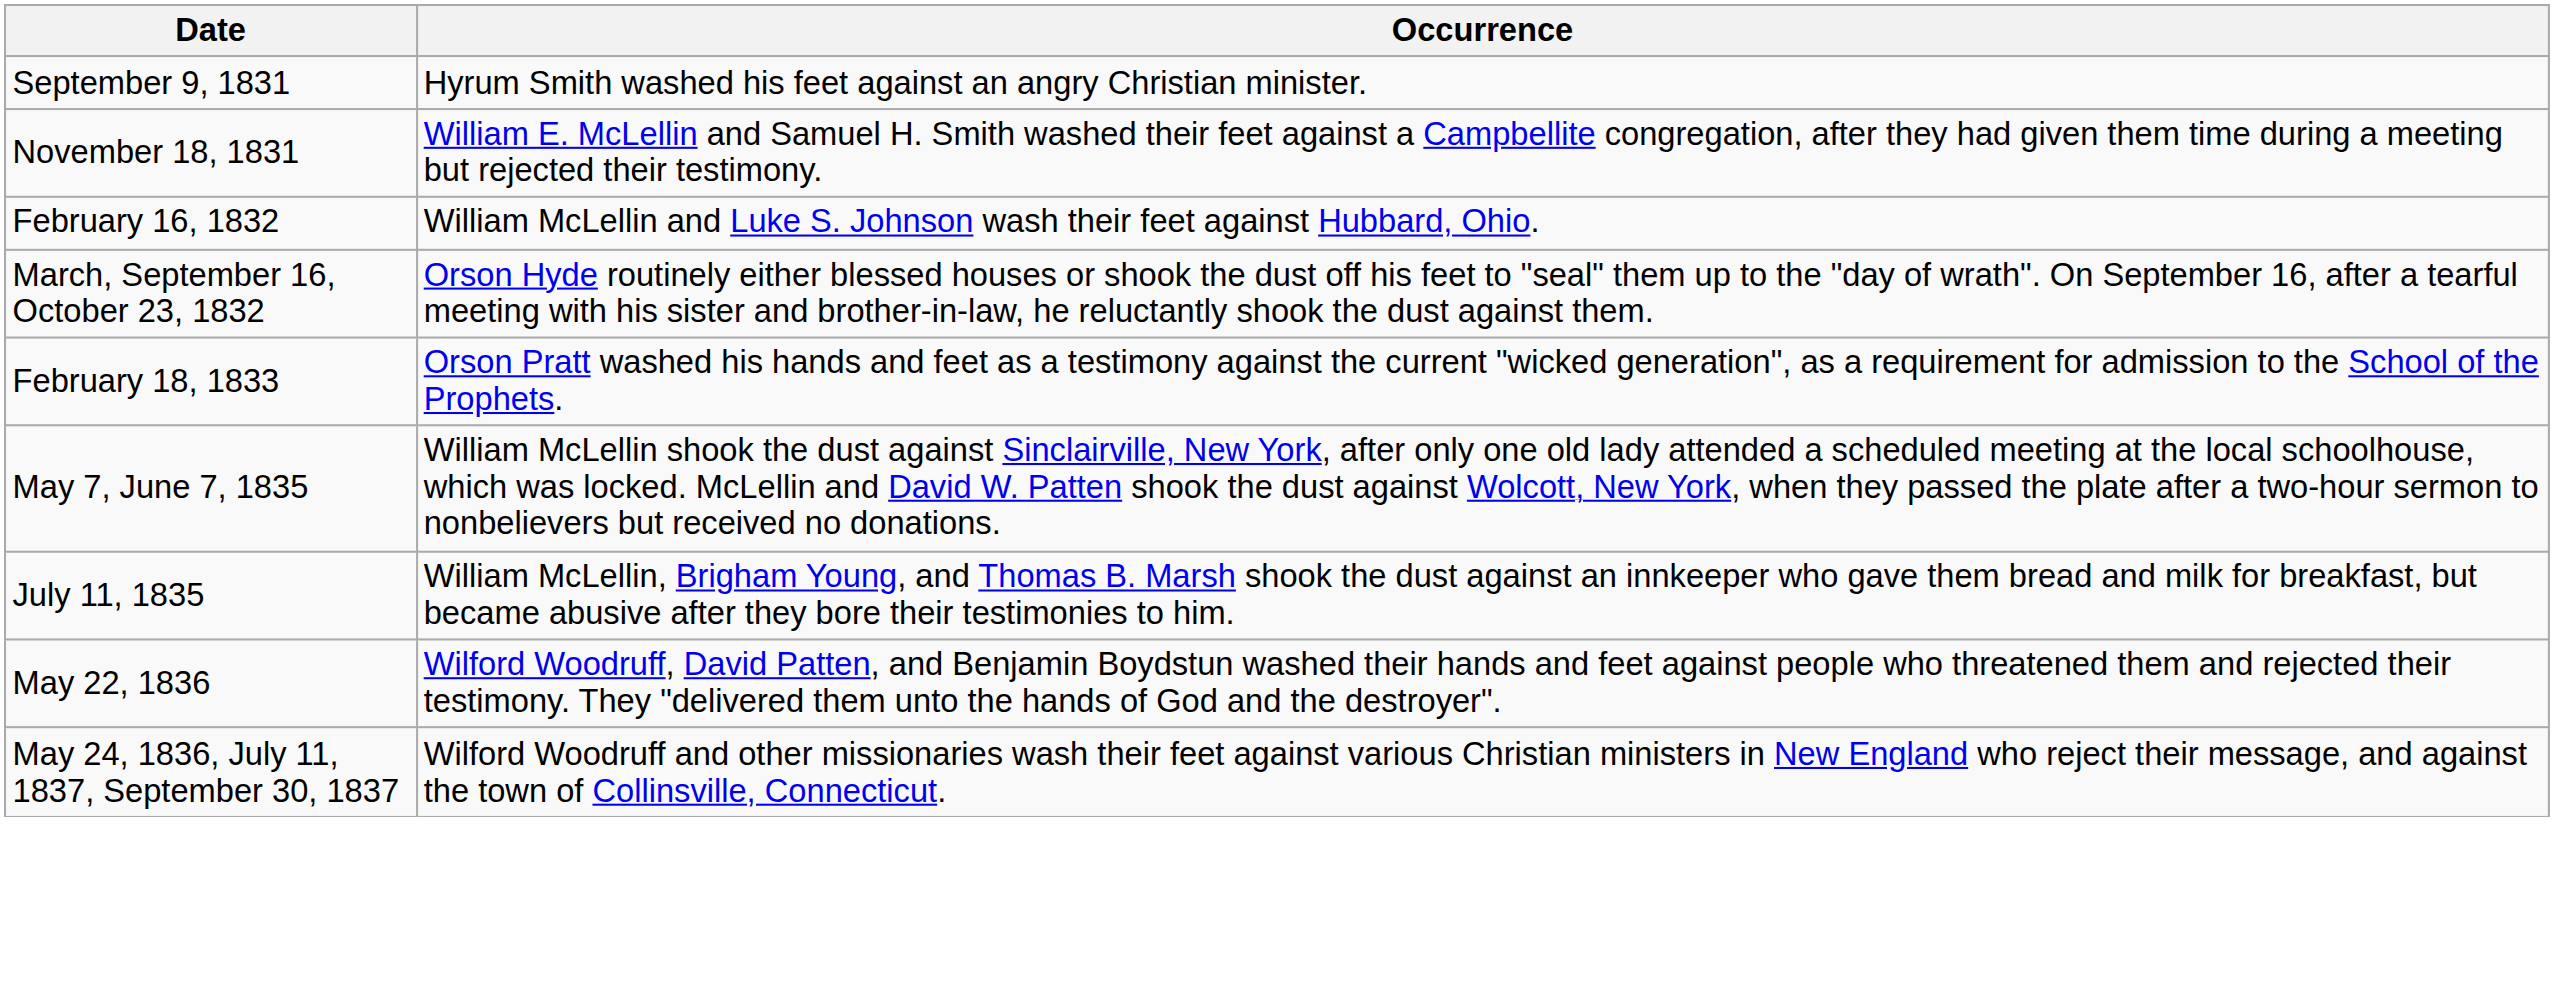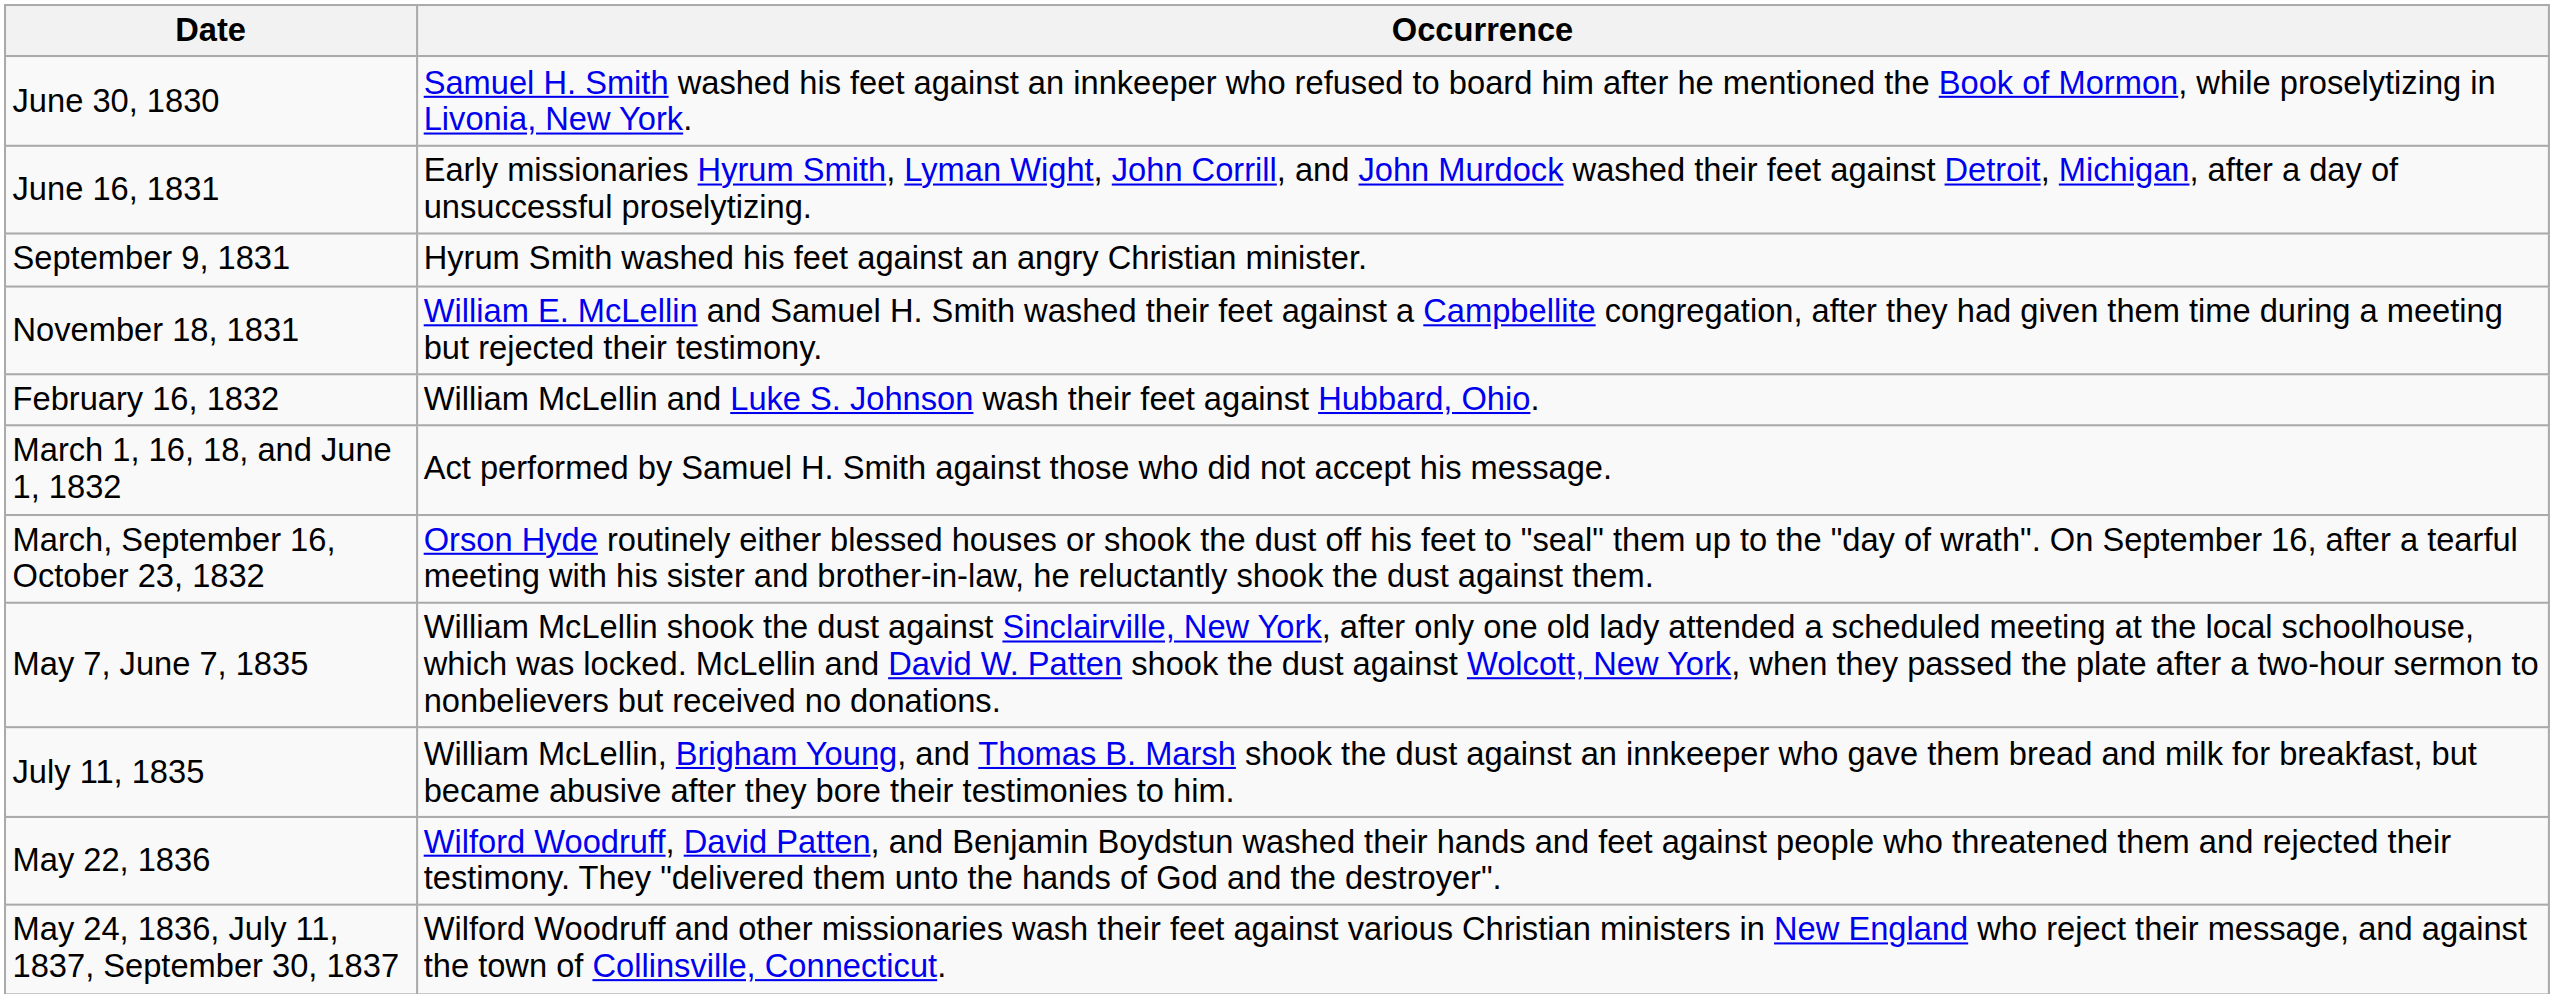+ row: (116, 100)
+ row: (116, 188)
+ row: (202, 469)
- row: (146, 381)
